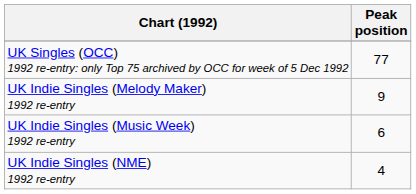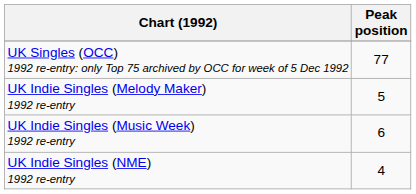(381, 96) 9 -> (381, 96) 5
